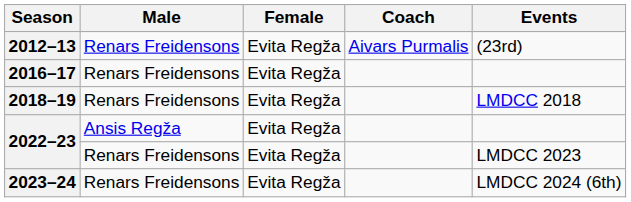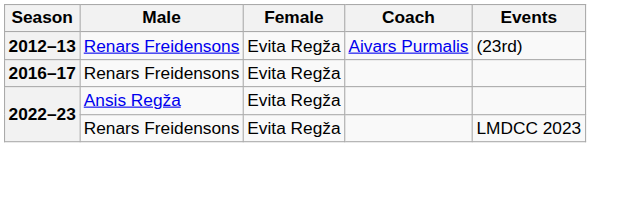- row: (42, 100)
- row: (42, 182)
